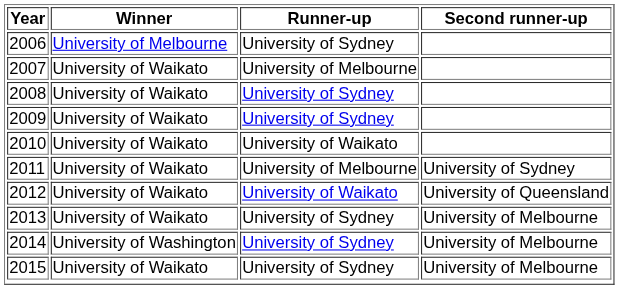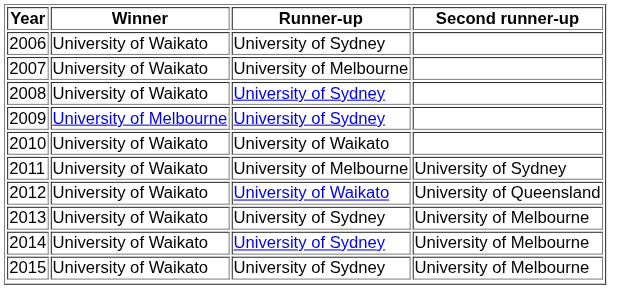(140, 43) University of Melbourne -> (130, 43) University of Waikato
(130, 118) University of Waikato -> (140, 118) University of Melbourne
(144, 243) University of Washington -> (130, 243) University of Waikato
